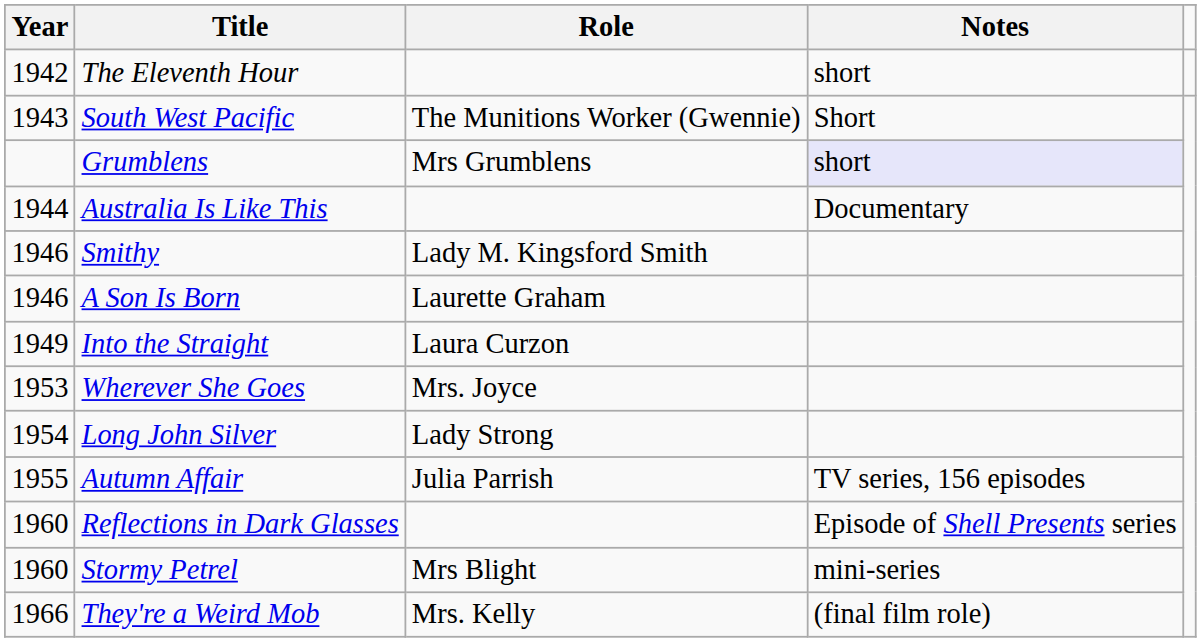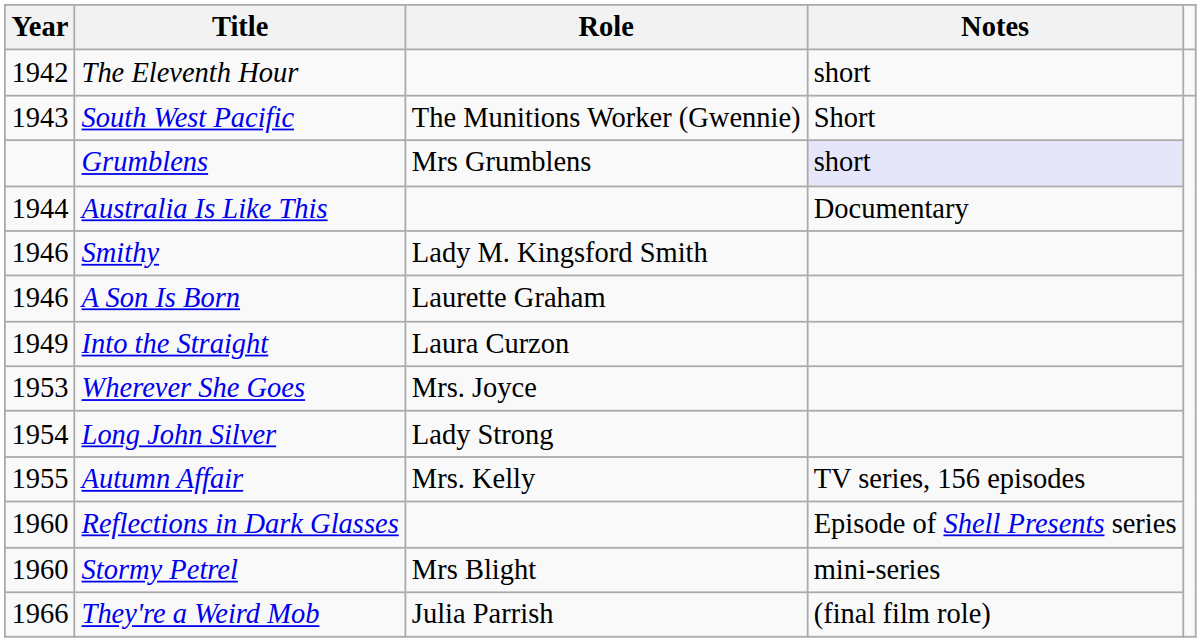(483, 478) Julia Parrish -> (474, 478) Mrs. Kelly
(474, 614) Mrs. Kelly -> (483, 614) Julia Parrish
